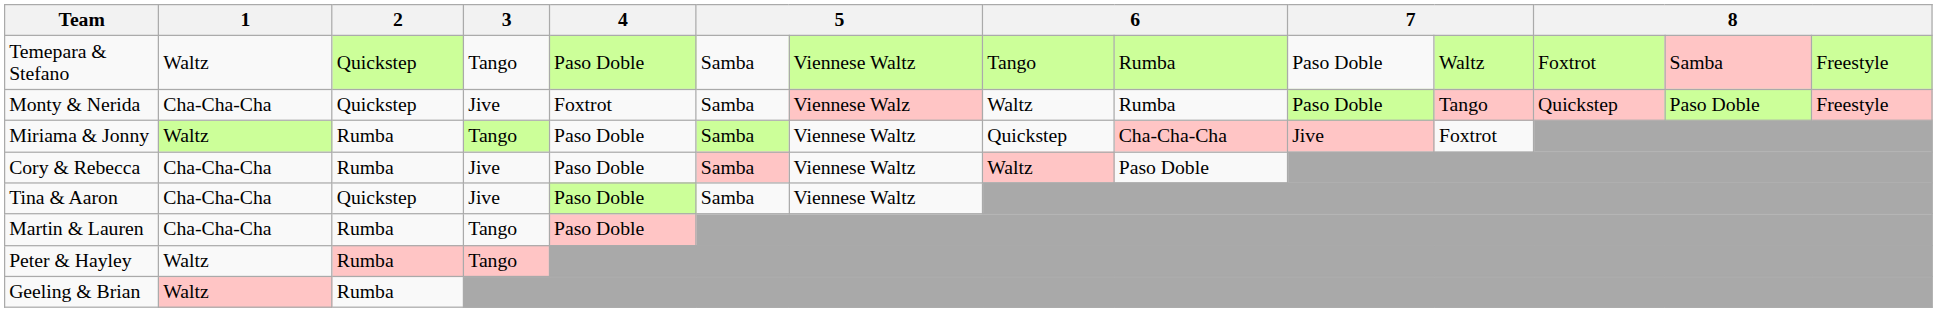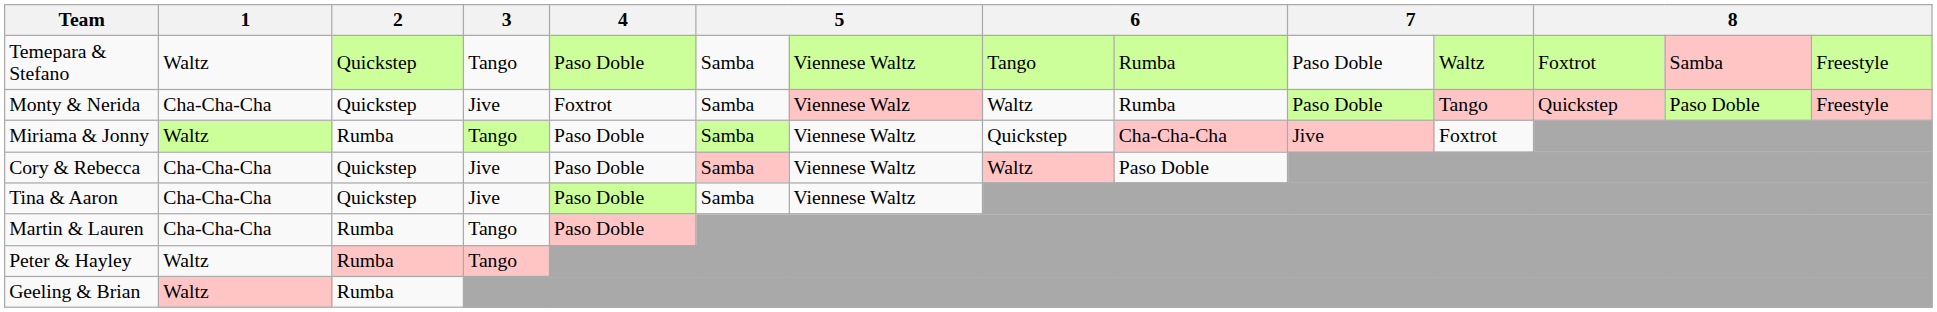(365, 167) Rumba -> (377, 167) Quickstep
